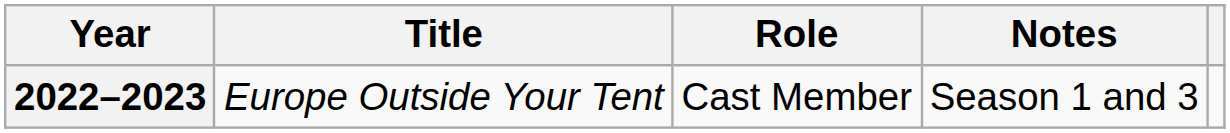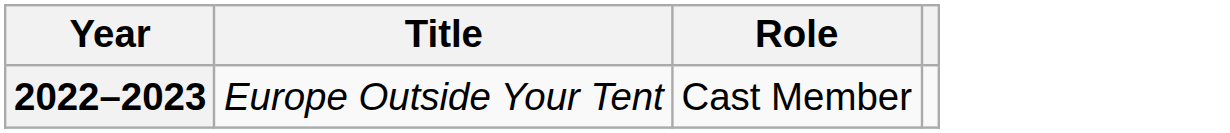- column: (1064, 34)
